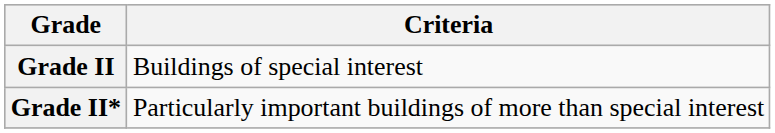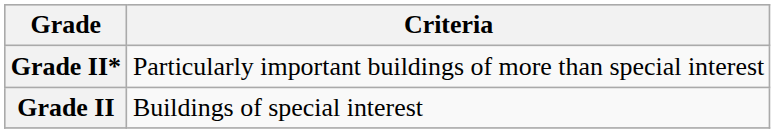rows swapped: (66, 107) <-> (66, 66)
